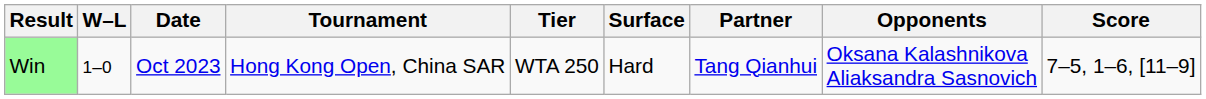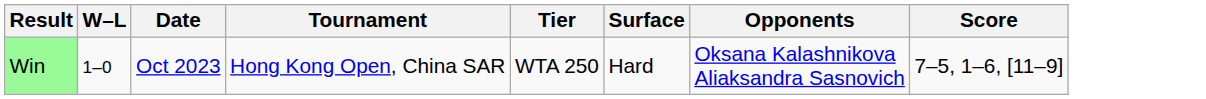- column: (756, 20)
